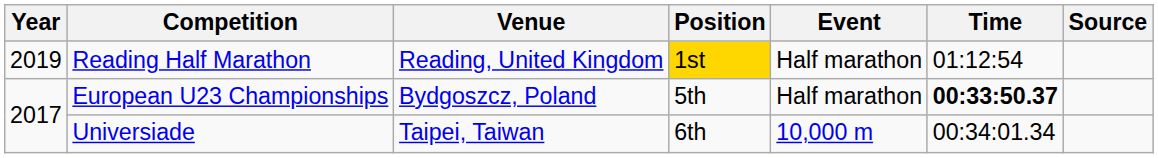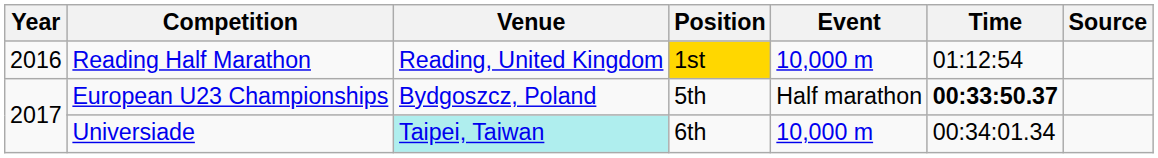(36, 59) 2019 -> (36, 59) 2016
(849, 59) Half marathon -> (825, 59) 10,000 m
(472, 133) no background -> (472, 133) paleturquoise background
